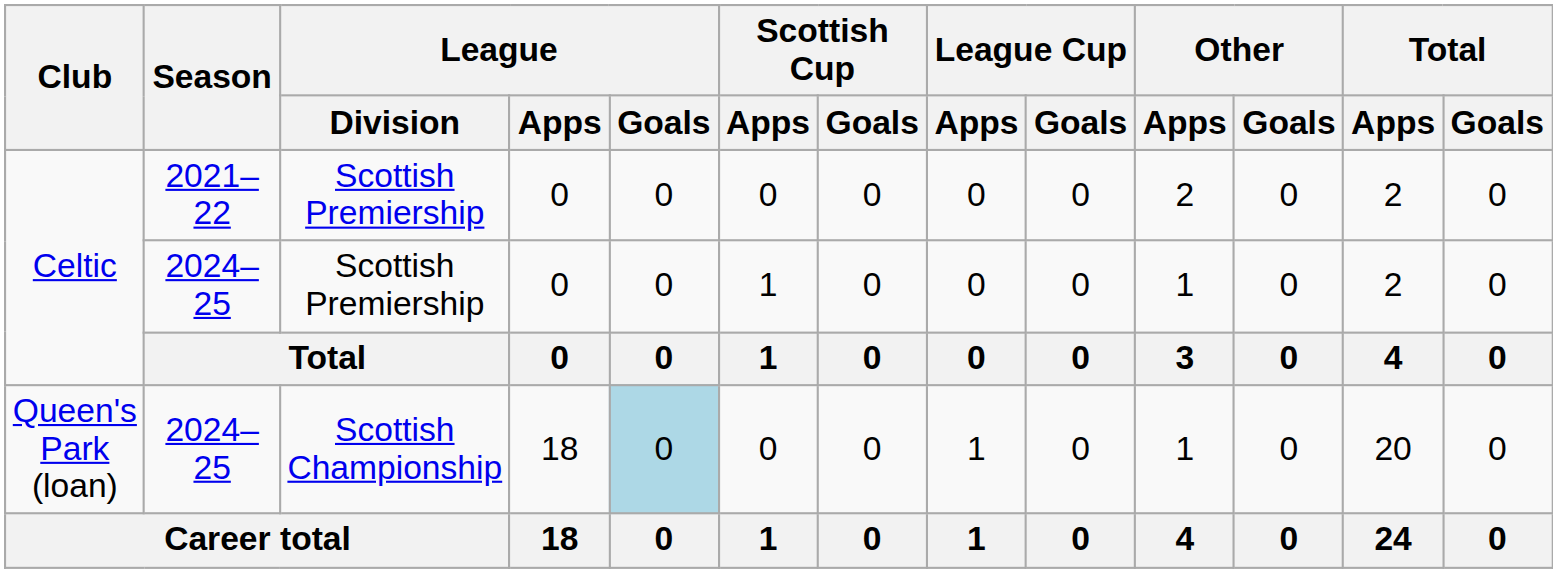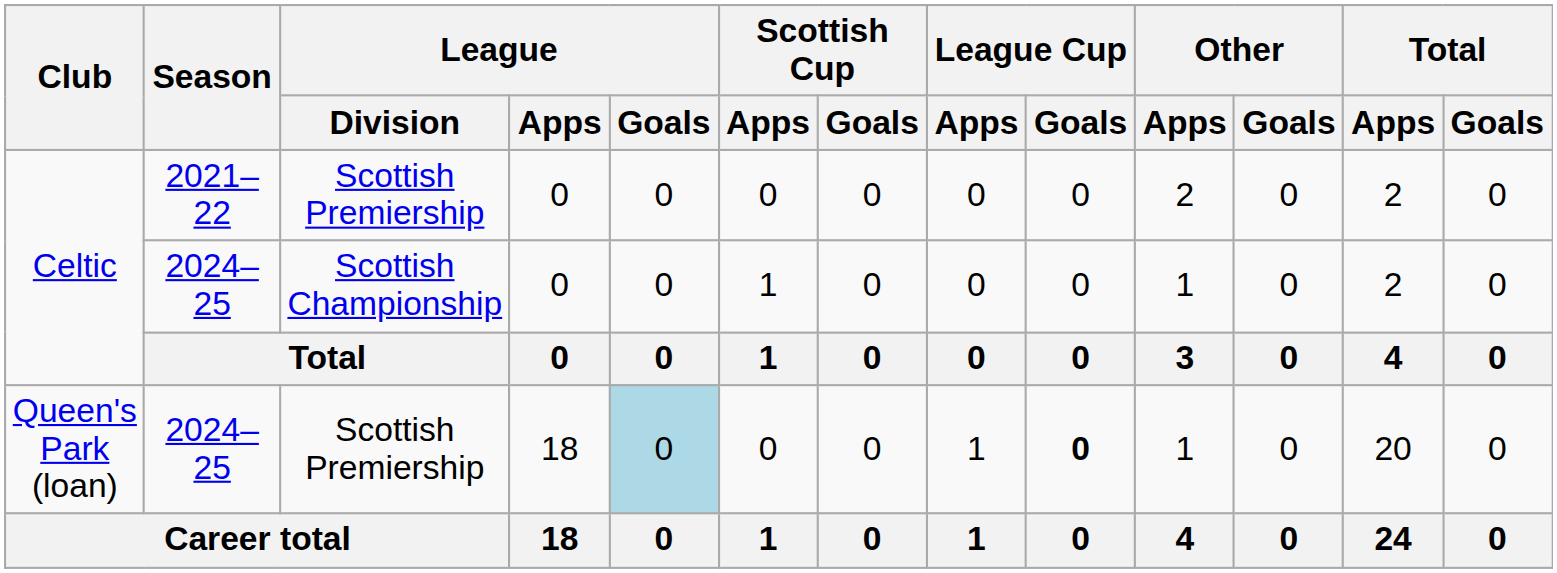(395, 285) Scottish Premiership -> (395, 285) Scottish Championship
(395, 448) Scottish Championship -> (395, 448) Scottish Premiership
(1081, 448) normal -> (1081, 448) bold
